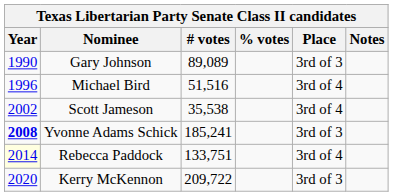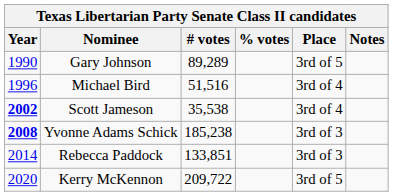(208, 62) 89,089 -> (208, 62) 89,289
(319, 62) 3rd of 3 -> (319, 62) 3rd of 5
(23, 109) normal -> (23, 109) bold
(208, 132) 185,241 -> (208, 132) 185,238
(23, 156) lightyellow background -> (23, 156) no background
(208, 156) 133,751 -> (208, 156) 133,851
(319, 156) 3rd of 4 -> (319, 156) 3rd of 3
(319, 179) 3rd of 3 -> (319, 179) 3rd of 5
